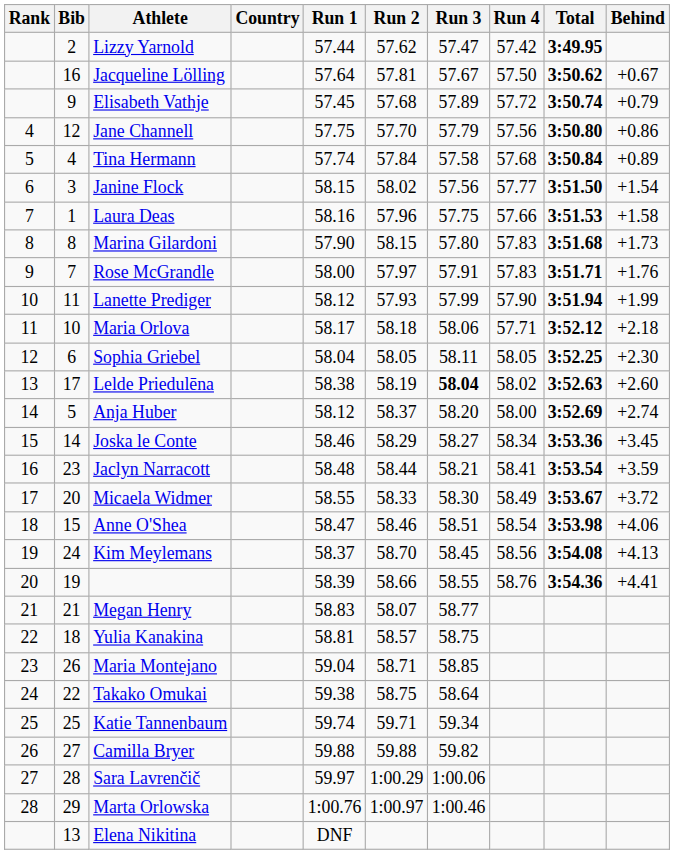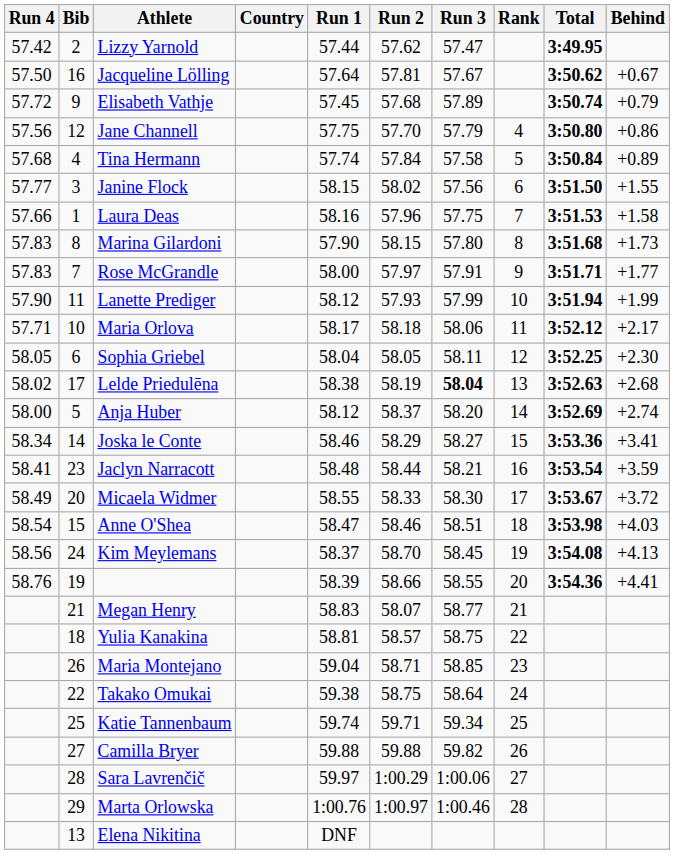columns swapped: (29, 18) <-> (517, 18)
(638, 187) +1.54 -> (638, 187) +1.55
(638, 272) +1.76 -> (638, 272) +1.77
(638, 328) +2.18 -> (638, 328) +2.17
(638, 384) +2.60 -> (638, 384) +2.68
(638, 441) +3.45 -> (638, 441) +3.41
(638, 525) +4.06 -> (638, 525) +4.03
